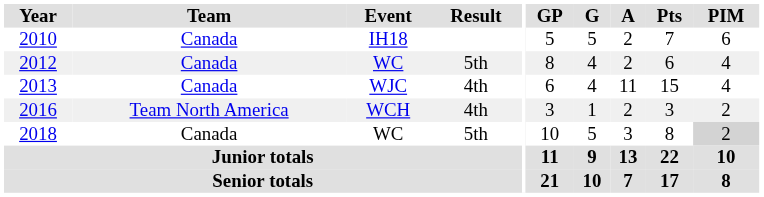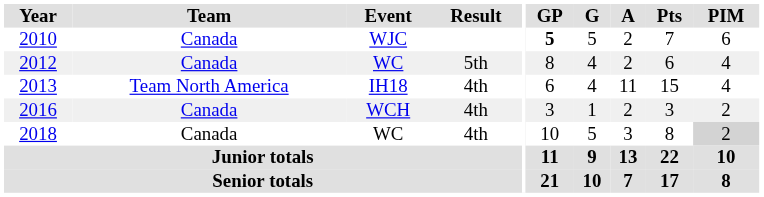(388, 39) IH18 -> (388, 39) WJC
(550, 39) normal -> (550, 39) bold
(209, 86) Canada -> (209, 86) Team North America
(388, 86) WJC -> (388, 86) IH18
(209, 110) Team North America -> (209, 110) Canada
(476, 133) 5th -> (476, 133) 4th
